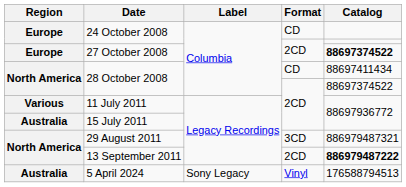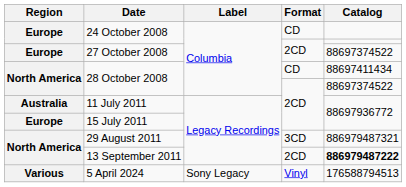(360, 52) bold -> (360, 52) normal
(44, 104) Various -> (44, 104) Australia
(44, 121) Australia -> (44, 121) Europe
(44, 173) Australia -> (44, 173) Various
